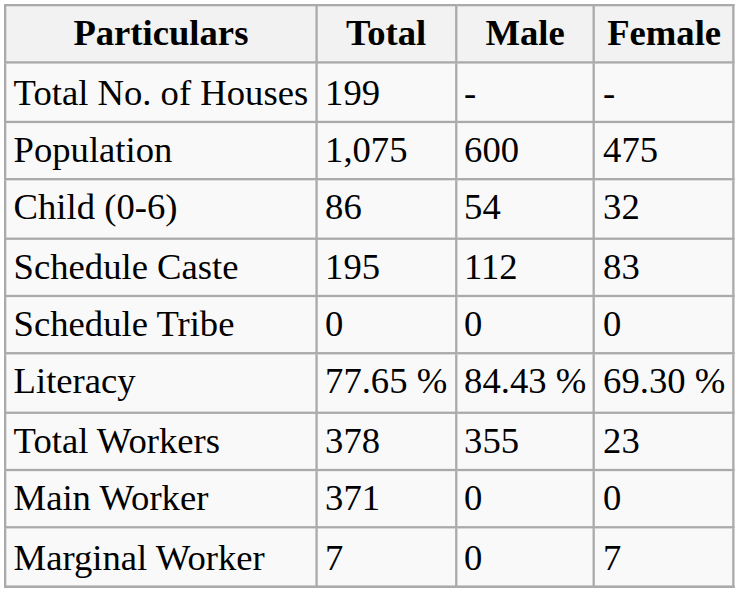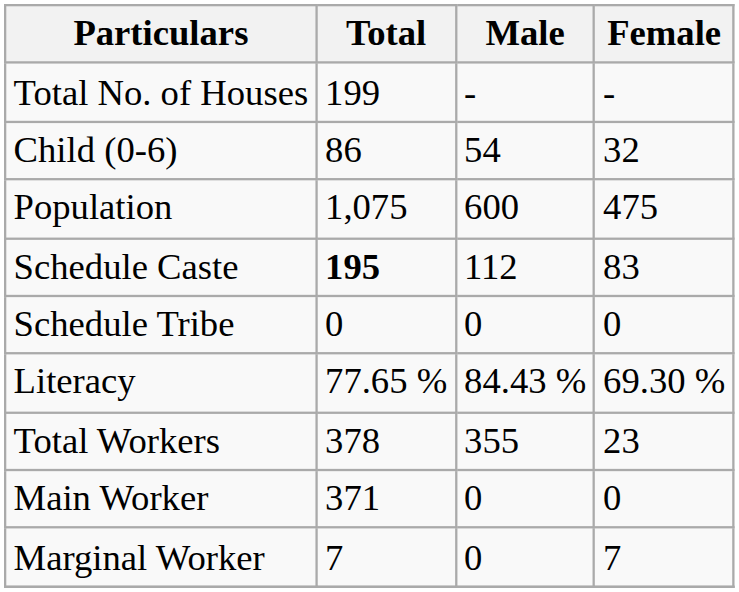rows swapped: (93, 149) <-> (96, 207)
(353, 265) normal -> (353, 265) bold
